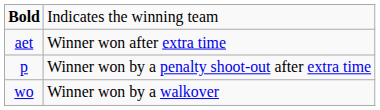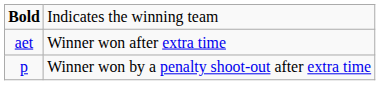- row: (24, 92)
